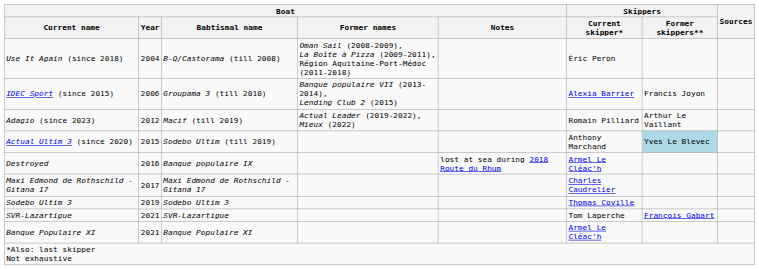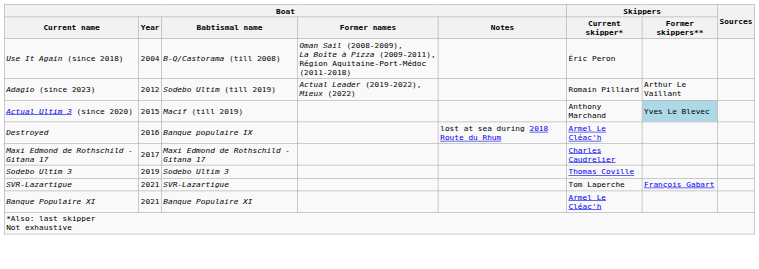- row: (60, 94)
(203, 120) Macif (till 2019) -> (220, 89) Sodebo Ultim (till 2019)
(220, 142) Sodebo Ultim (till 2019) -> (203, 111) Macif (till 2019)
